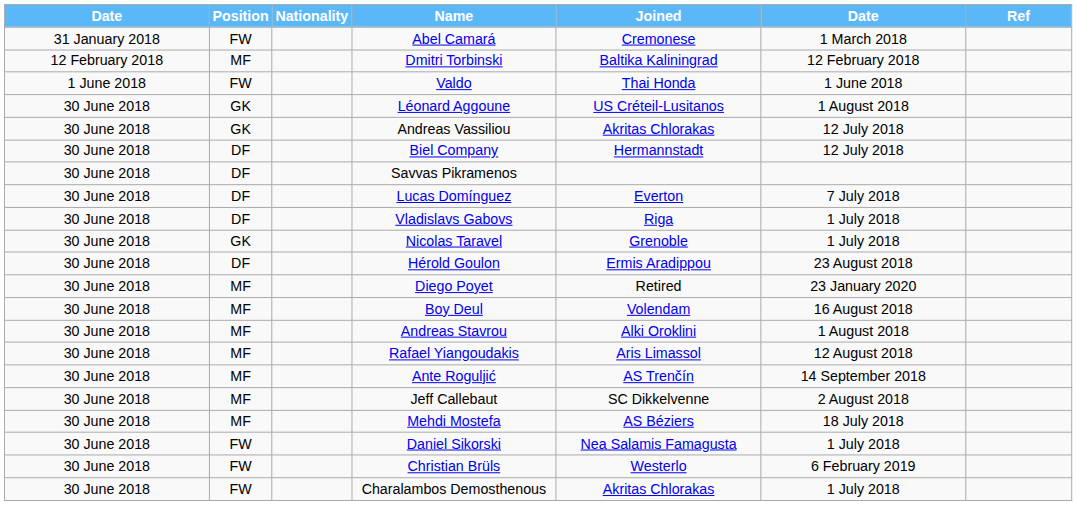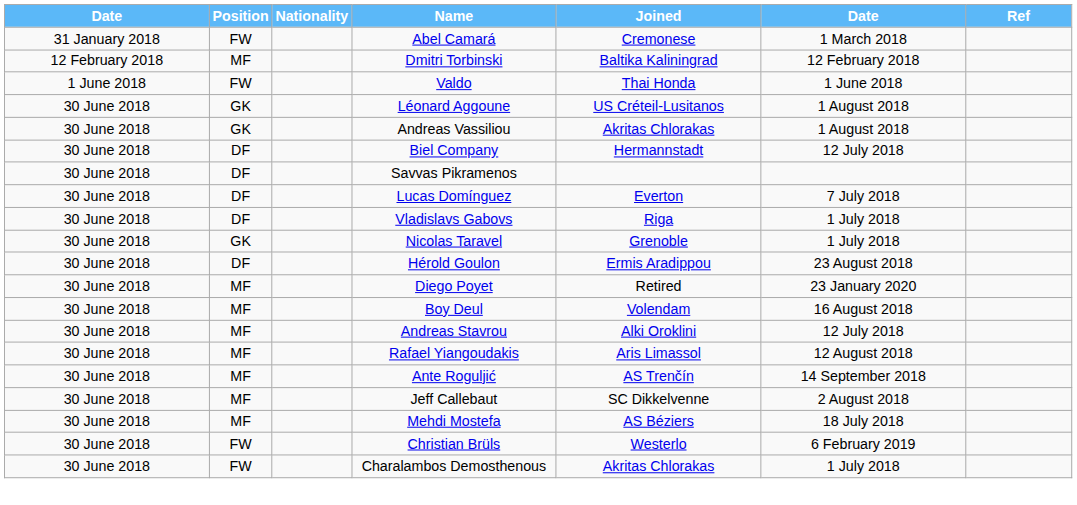(863, 129) 12 July 2018 -> (863, 129) 1 August 2018
(863, 331) 1 August 2018 -> (863, 331) 12 July 2018
- row: (454, 444)
